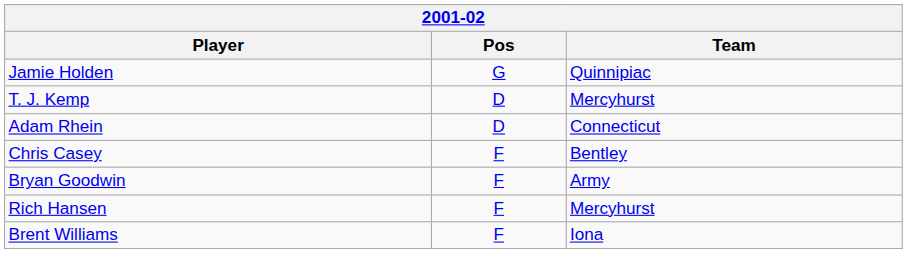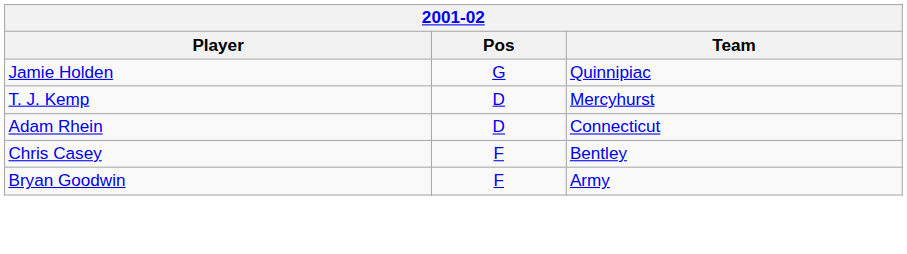- row: (57, 208)
- row: (63, 235)
